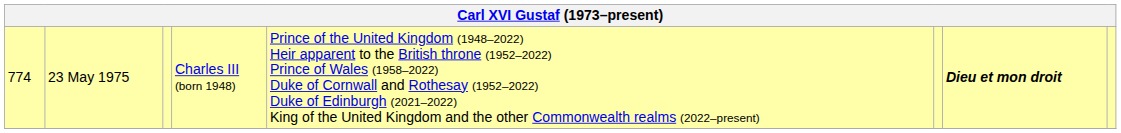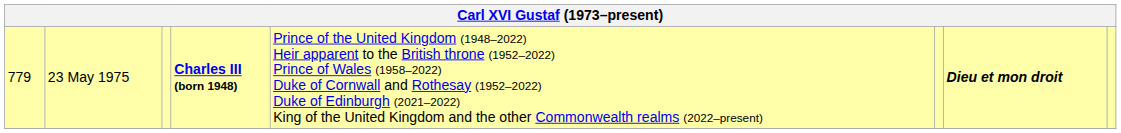(19, 77) 774 -> (19, 77) 779
(207, 77) normal -> (208, 77) bold
